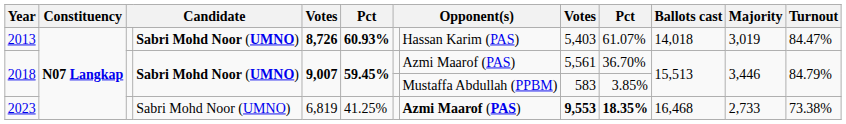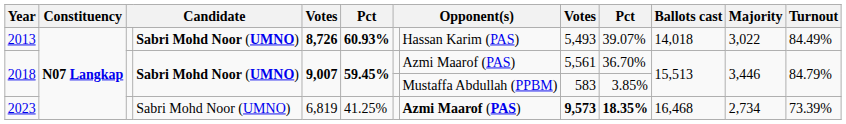(580, 39) 5,403 -> (580, 39) 5,493
(624, 39) 61.07% -> (624, 39) 39.07%
(745, 39) 3,019 -> (745, 39) 3,022
(810, 39) 84.47% -> (810, 39) 84.49%
(580, 108) 9,553 -> (580, 108) 9,573
(745, 108) 2,733 -> (745, 108) 2,734
(810, 108) 73.38% -> (810, 108) 73.39%
